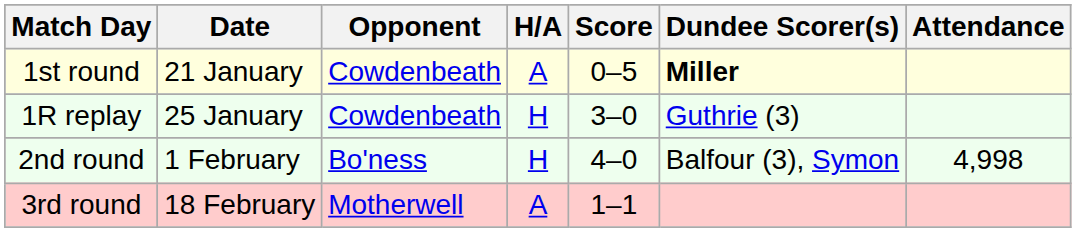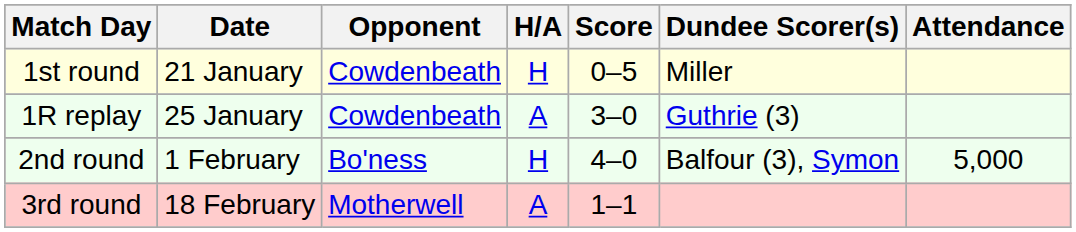(538, 71) A -> (538, 71) H
(702, 71) bold -> (699, 71) normal
(538, 115) H -> (538, 115) A
(988, 159) 4,998 -> (988, 159) 5,000
